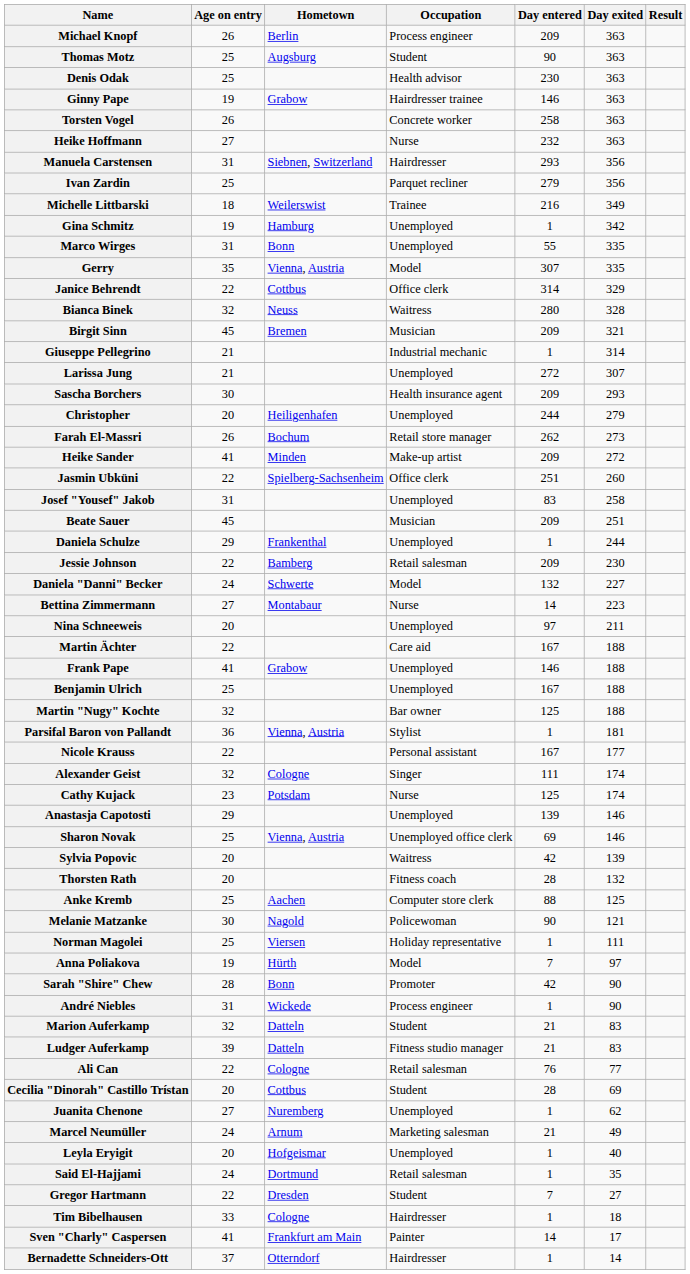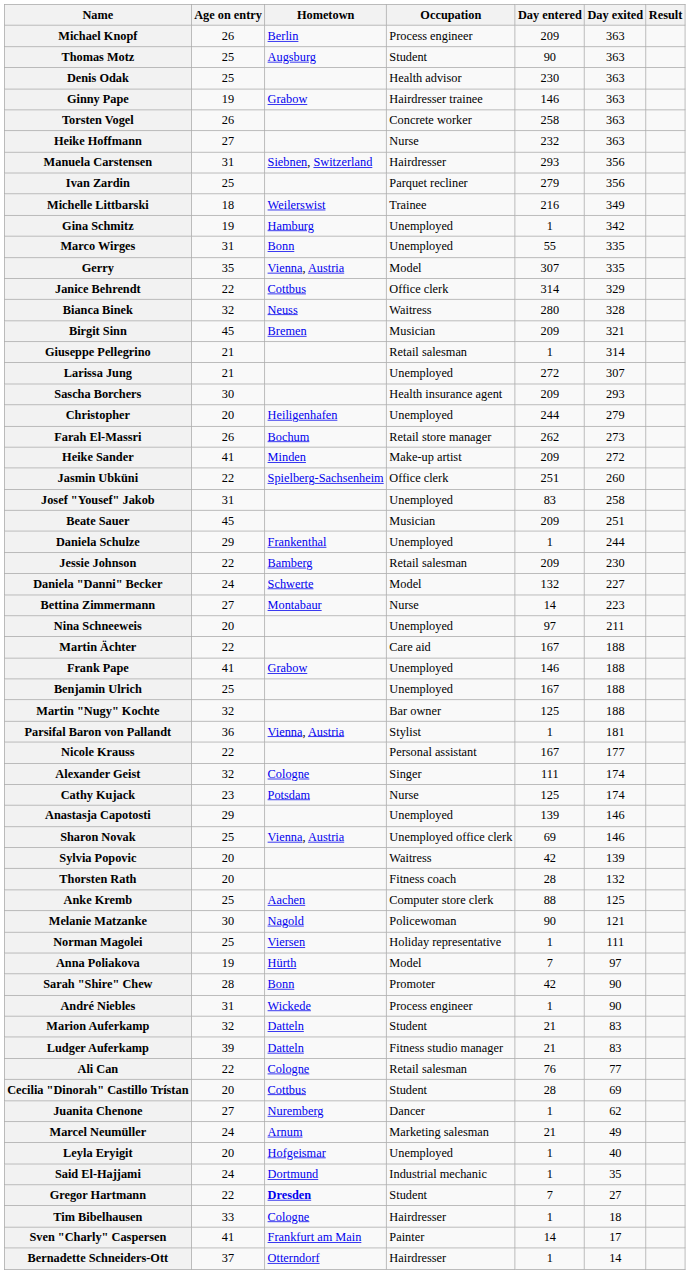(438, 352) Industrial mechanic -> (428, 352) Retail salesman
(421, 1111) Unemployed -> (407, 1111) Dancer
(428, 1174) Retail salesman -> (438, 1174) Industrial mechanic
(288, 1195) normal -> (289, 1195) bold
